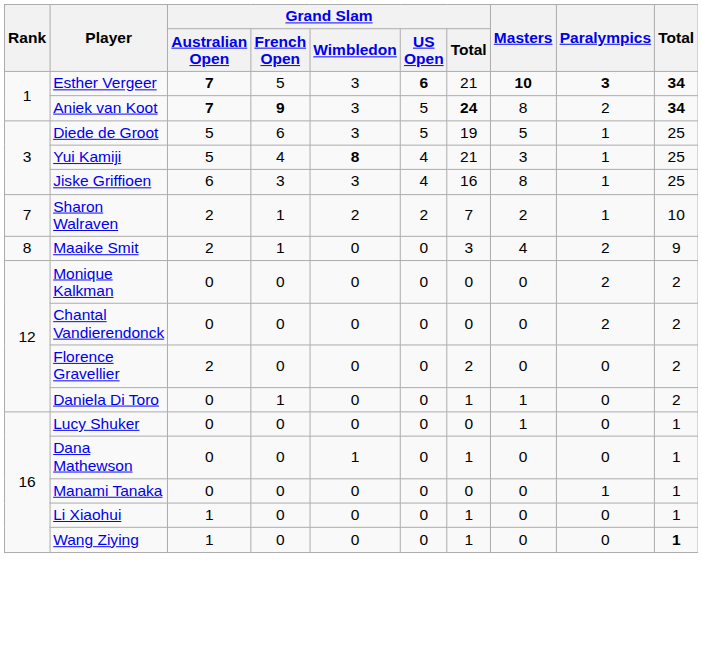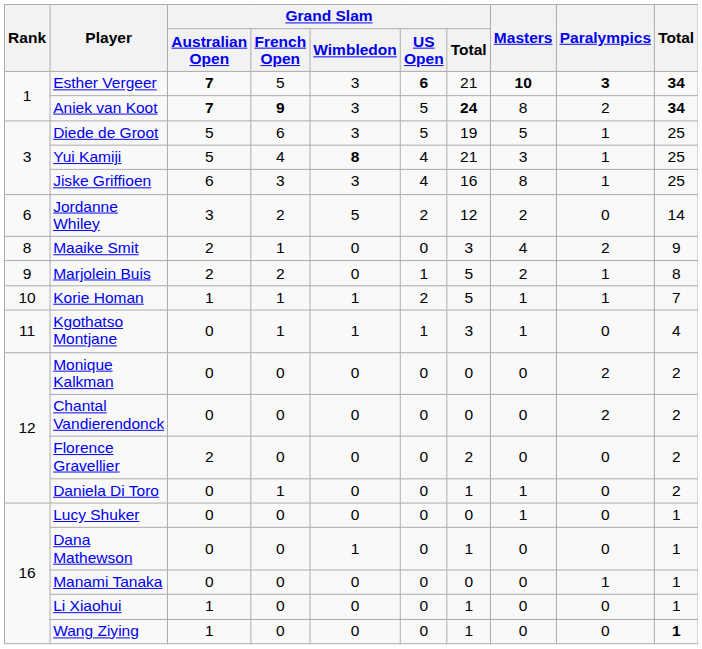+ row: (86, 215)
- row: (86, 215)
+ row: (102, 273)
+ row: (98, 297)
+ row: (88, 331)
